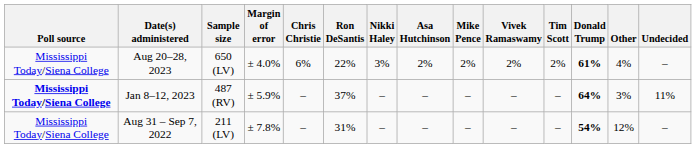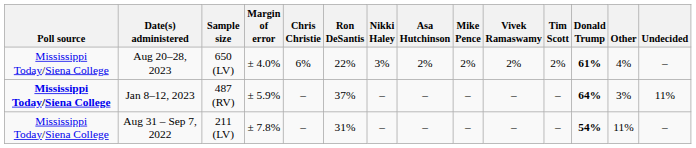(624, 128) 12% -> (624, 128) 11%
